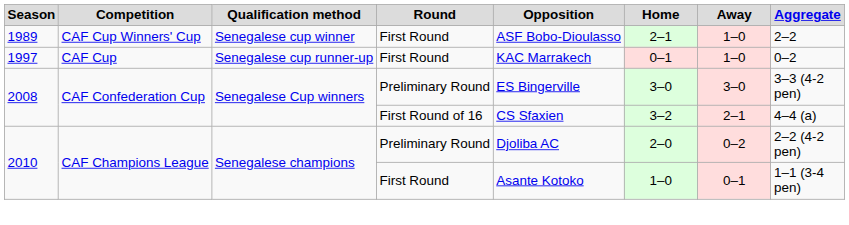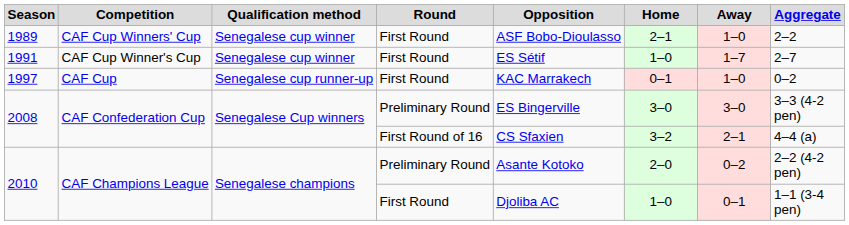+ row: (22, 57)
(528, 144) Djoliba AC -> (540, 165) Asante Kotoko
(540, 180) Asante Kotoko -> (528, 202) Djoliba AC
